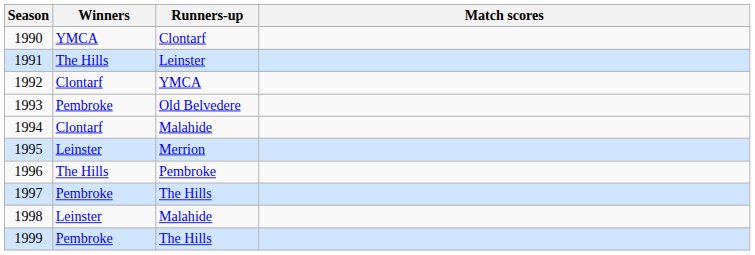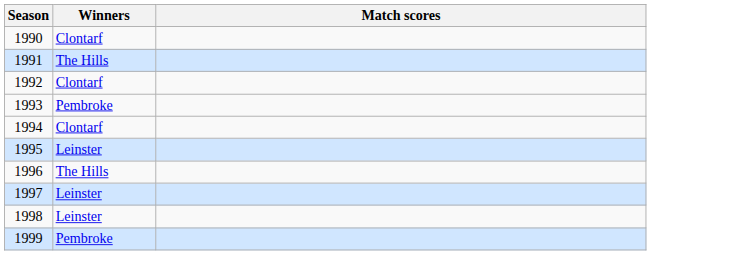- column: (207, 15)
(77, 37) YMCA -> (79, 37) Clontarf
(84, 194) Pembroke -> (79, 194) Leinster
